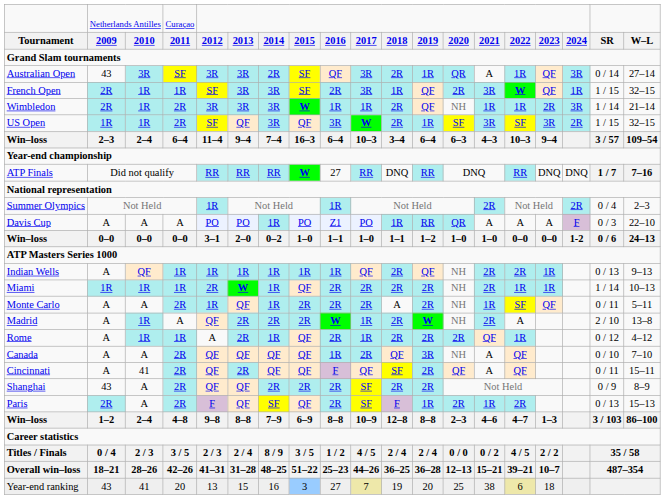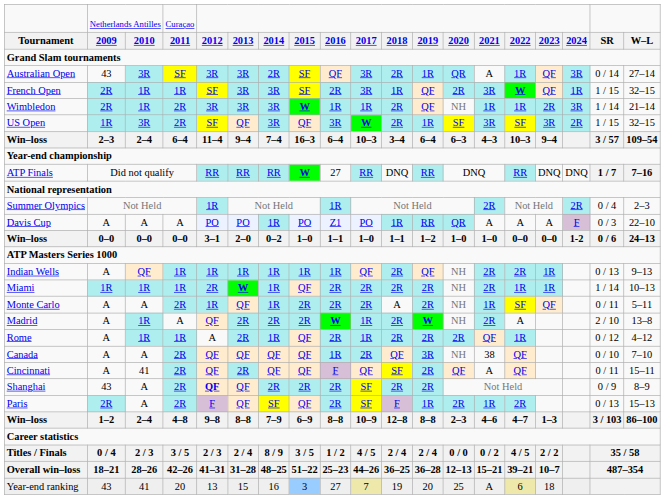(144, 123) 1R -> (144, 123) 3R
(489, 354) A -> (489, 354) 38
(212, 387) normal -> (212, 387) bold
(489, 486) 38 -> (489, 486) A
